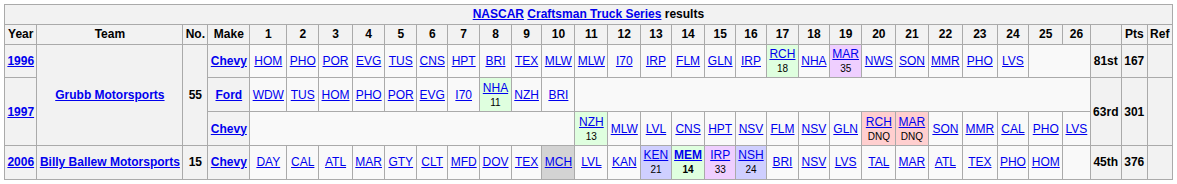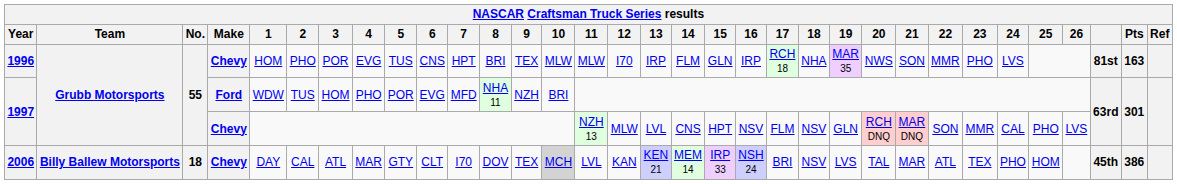(1134, 61) 167 -> (1134, 61) 163
(464, 95) I70 -> (464, 95) MFD
(195, 162) 15 -> (195, 162) 18
(464, 162) MFD -> (464, 162) I70
(688, 162) bold -> (688, 162) normal
(1134, 162) 376 -> (1134, 162) 386
